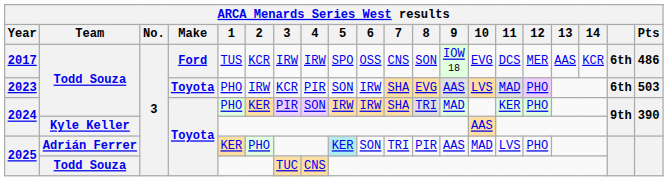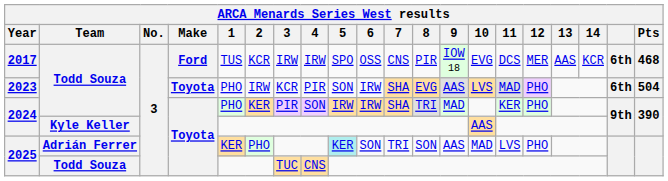(426, 60) SON -> (426, 60) PIR
(649, 60) 486 -> (649, 60) 468
(649, 87) 503 -> (649, 87) 504
(426, 146) PIR -> (426, 146) SON
